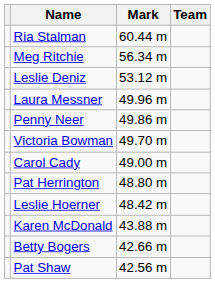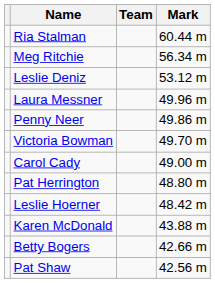columns swapped: (190, 15) <-> (143, 15)
